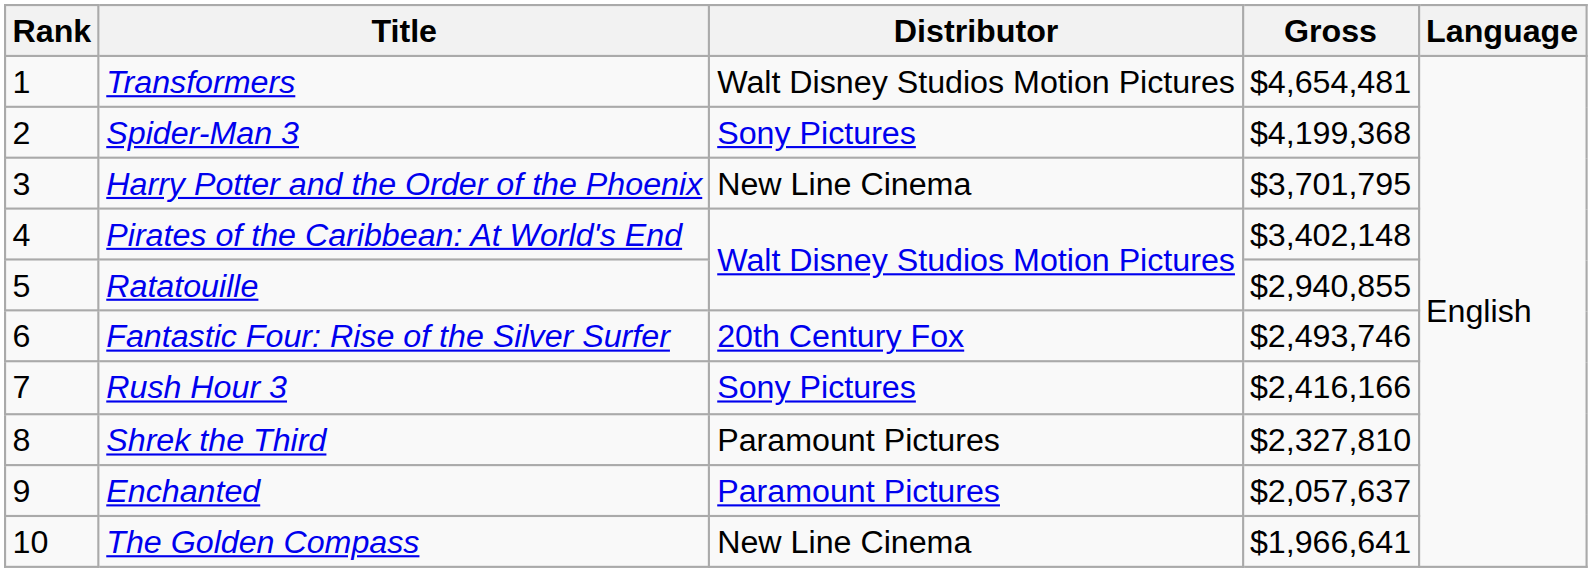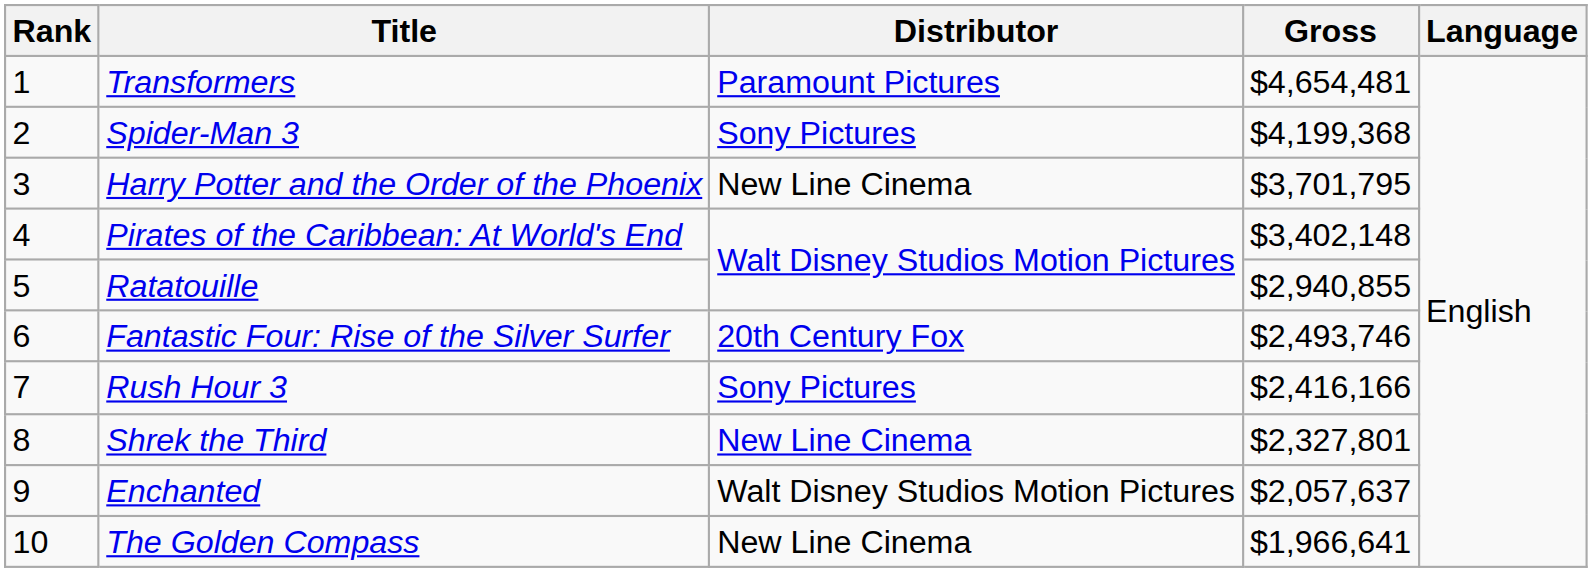(976, 82) Walt Disney Studios Motion Pictures -> (859, 82) Paramount Pictures
(859, 439) Paramount Pictures -> (844, 439) New Line Cinema
(1331, 439) $2,327,810 -> (1331, 439) $2,327,801
(859, 490) Paramount Pictures -> (976, 490) Walt Disney Studios Motion Pictures
